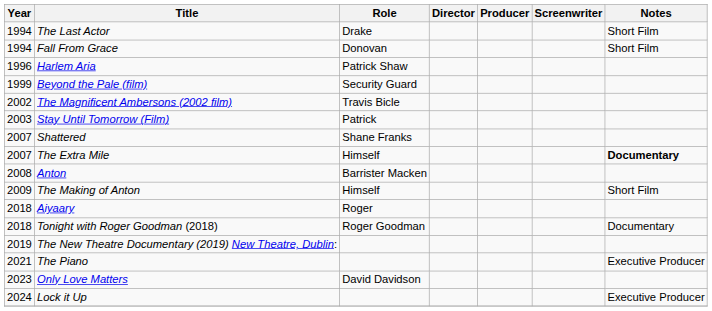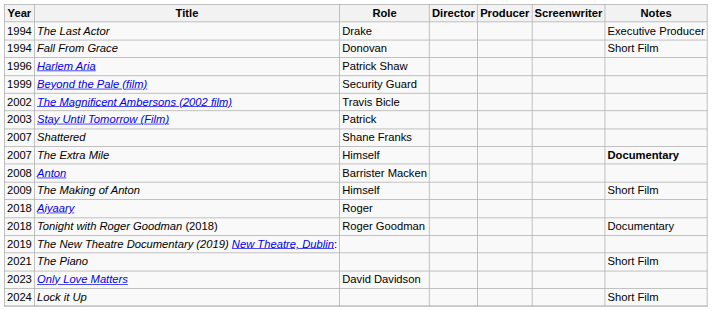(633, 31) Short Film -> (656, 31) Executive Producer
(656, 262) Executive Producer -> (633, 262) Short Film
(656, 297) Executive Producer -> (633, 297) Short Film
